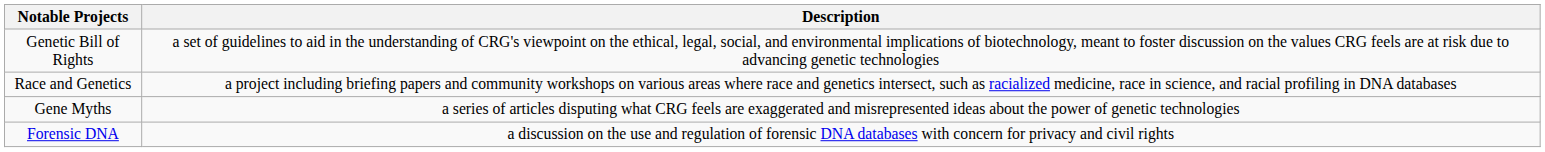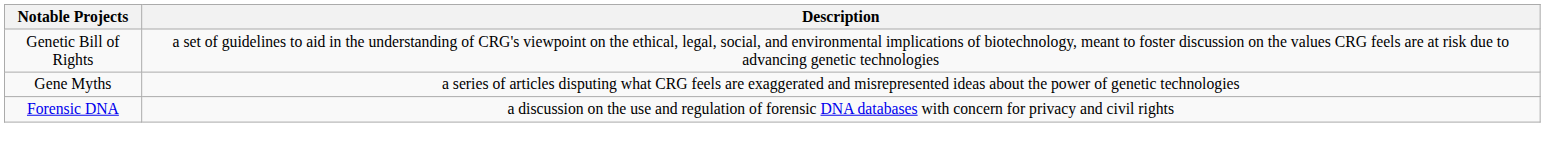- row: (73, 84)
